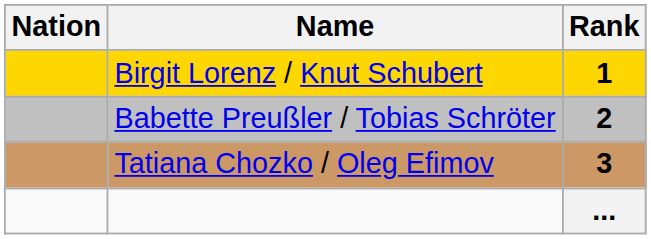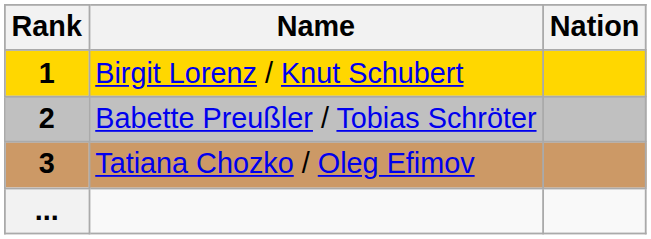columns swapped: (604, 27) <-> (56, 27)
